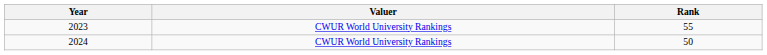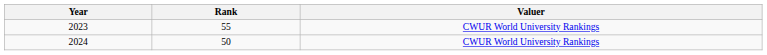columns swapped: (688, 12) <-> (383, 12)
